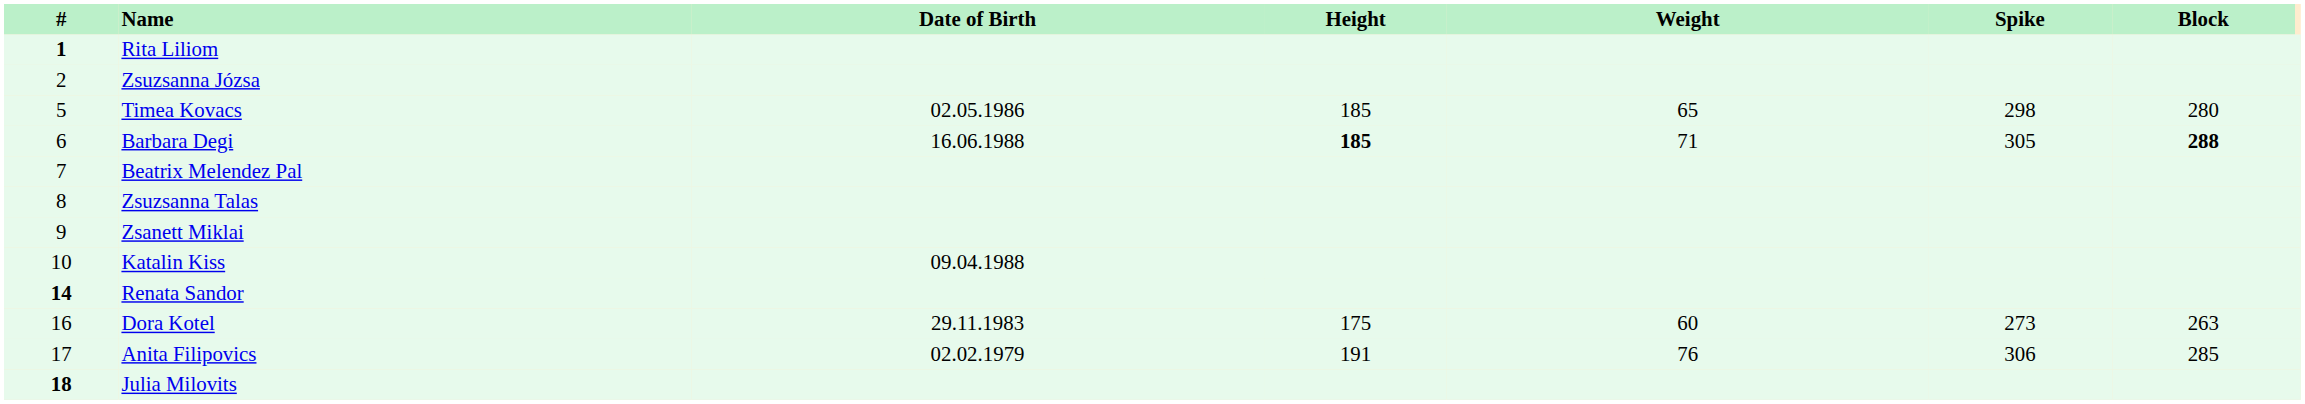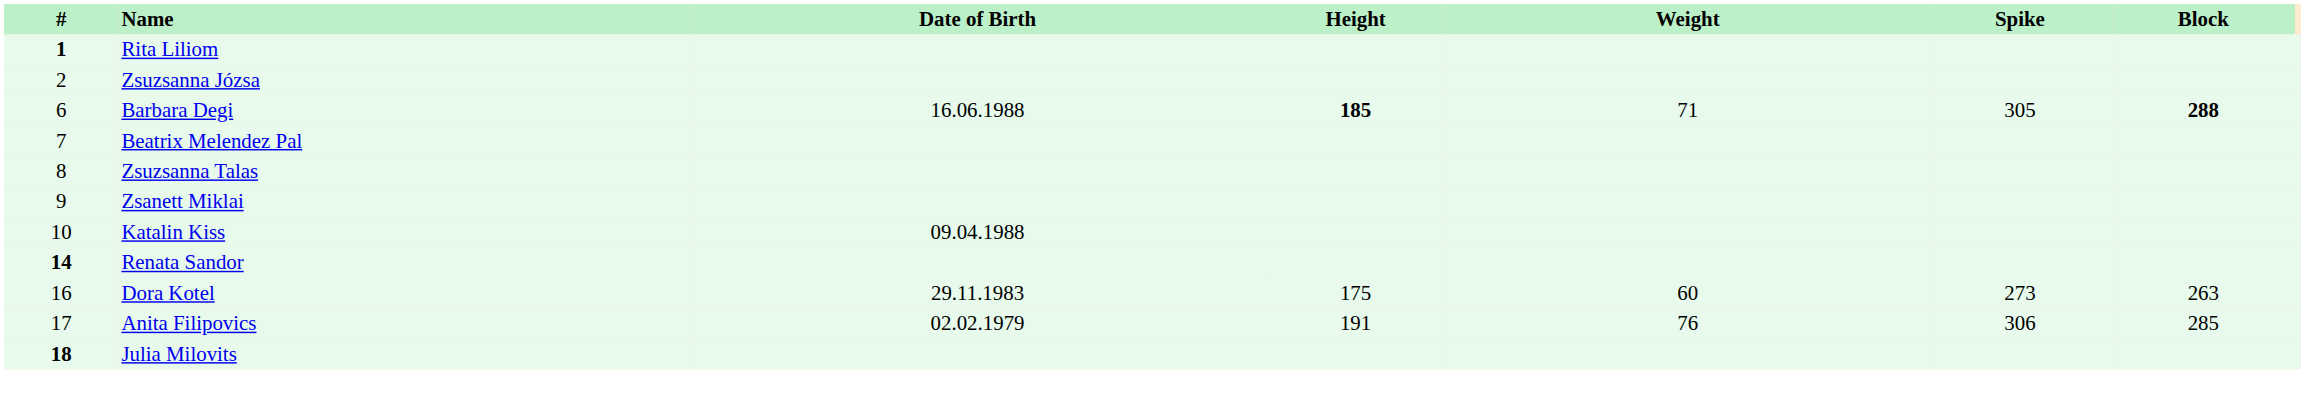- row: (182, 110)
